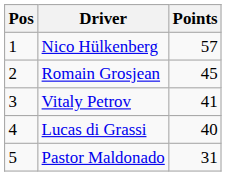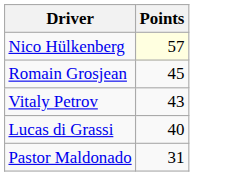- column: (21, 18)
(209, 46) no background -> (176, 46) lightyellow background
(209, 102) 41 -> (176, 102) 43
